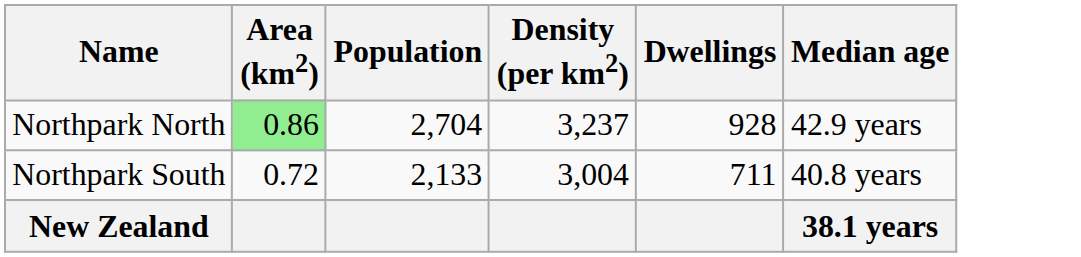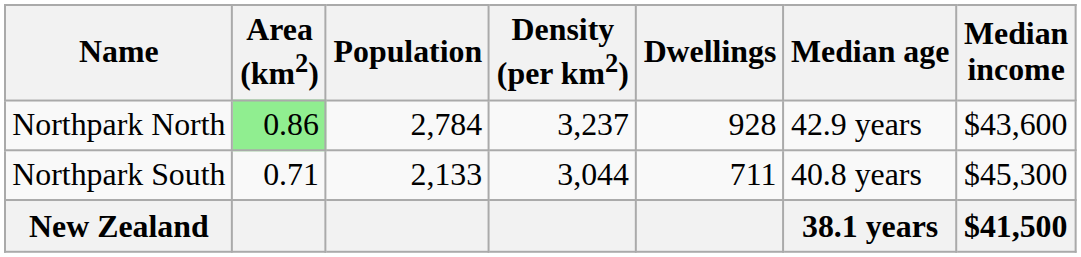+ column: (1016, 51)
(446, 124) 2,704 -> (446, 124) 2,784
(291, 175) 0.72 -> (291, 175) 0.71
(593, 175) 3,004 -> (593, 175) 3,044
